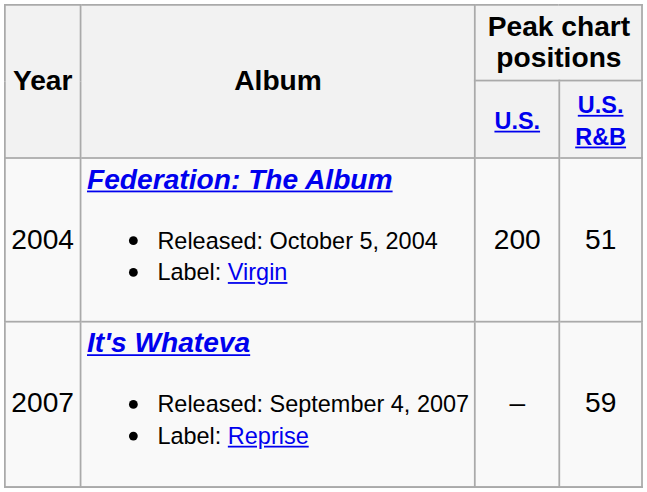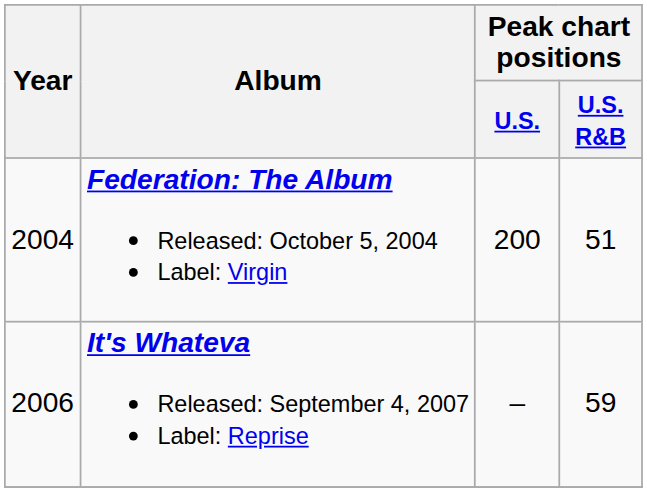(43, 403) 2007 -> (43, 403) 2006
